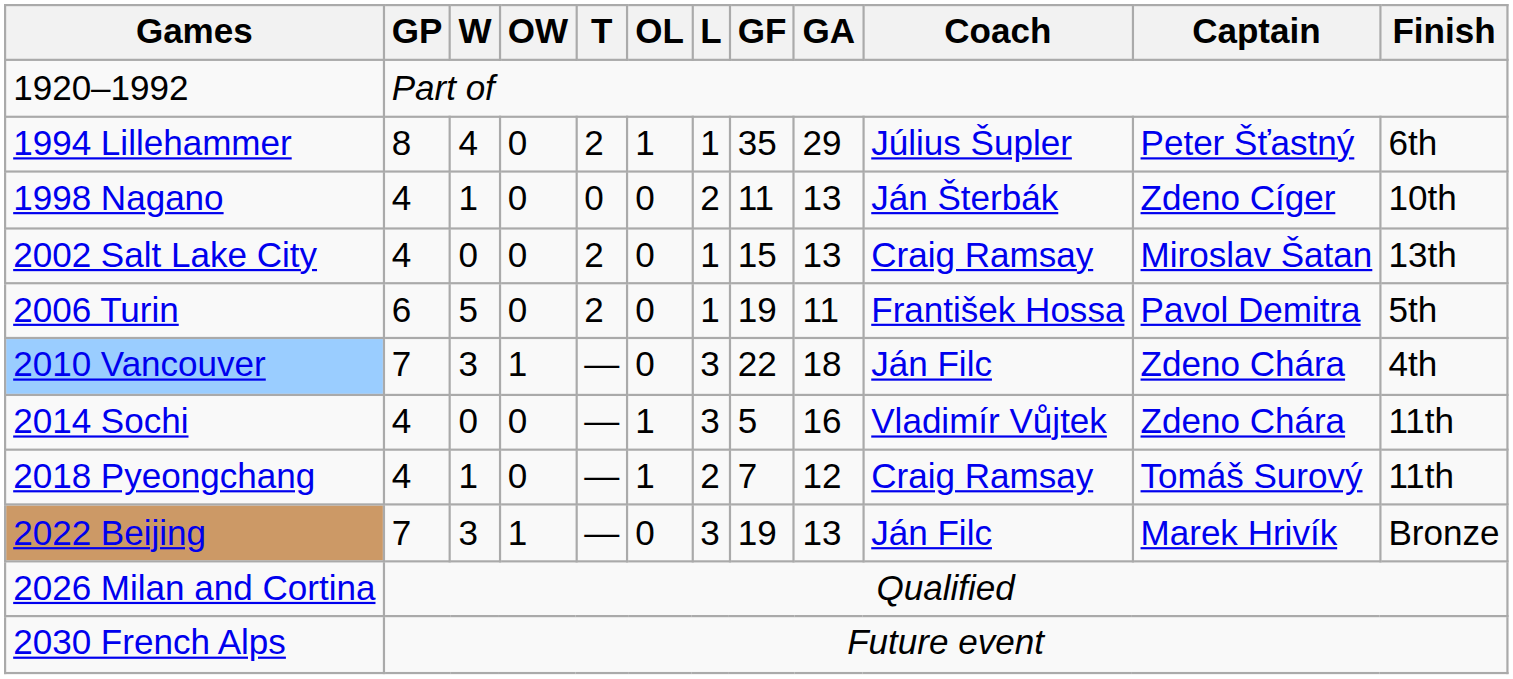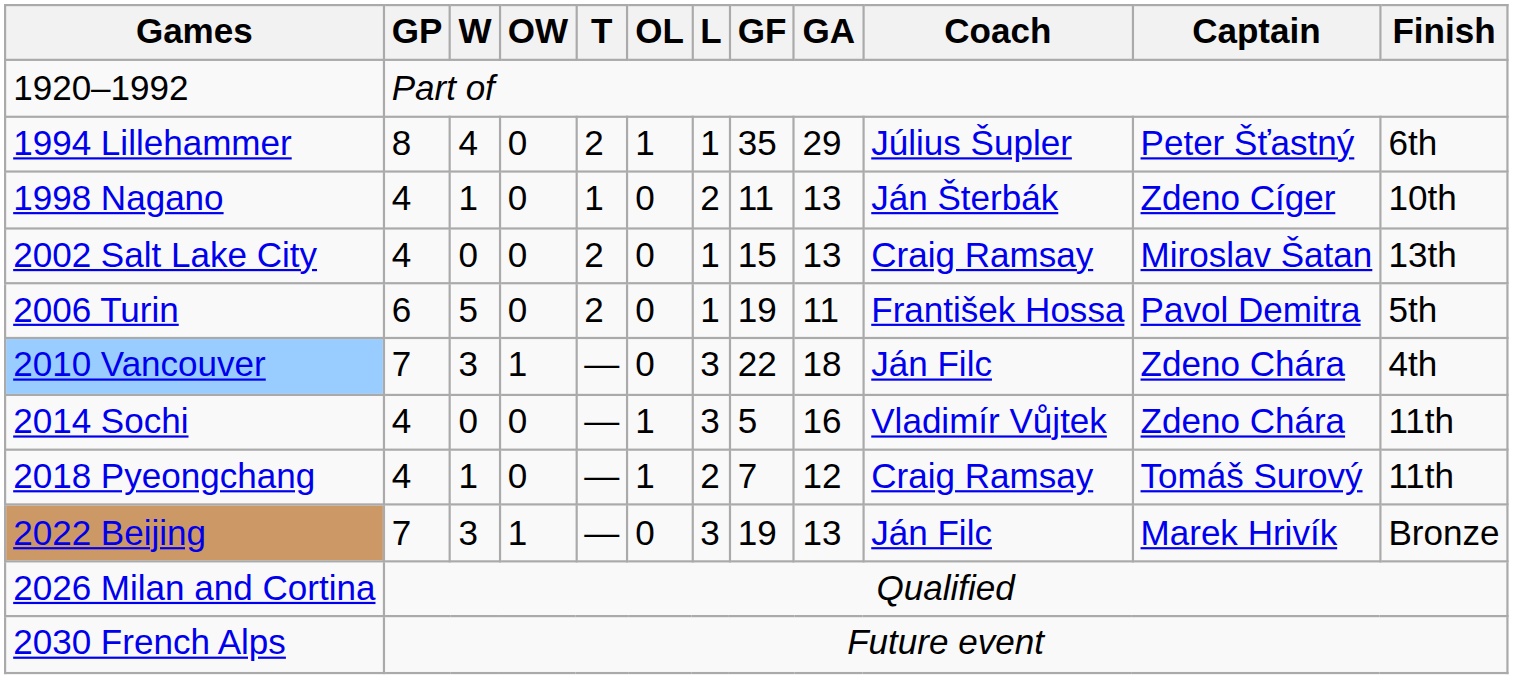(594, 198) 0 -> (594, 198) 1
